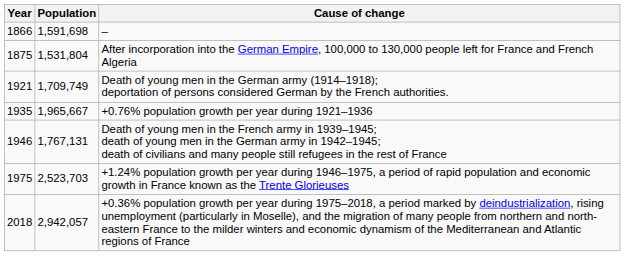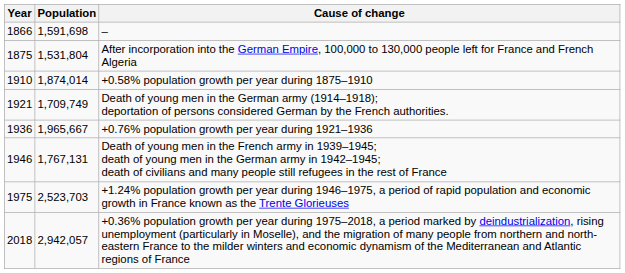+ row: (237, 80)
(20, 111) 1935 -> (20, 129) 1936
